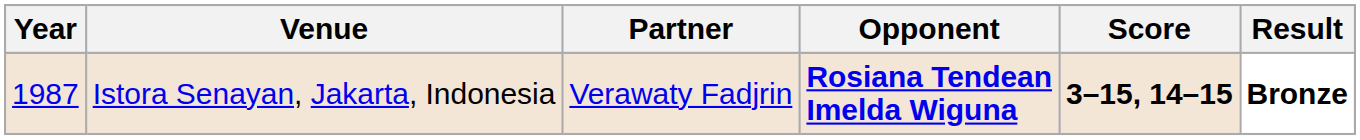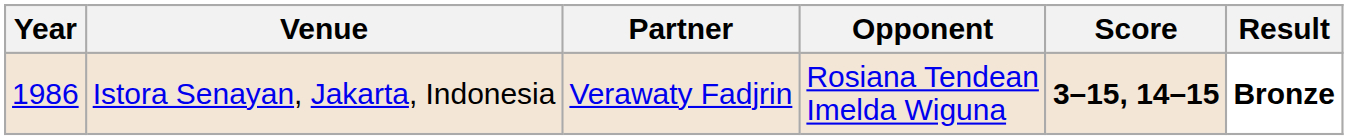(45, 93) 1987 -> (45, 93) 1986
(929, 93) bold -> (923, 93) normal
